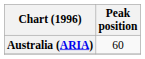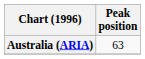(118, 44) 60 -> (118, 44) 63
